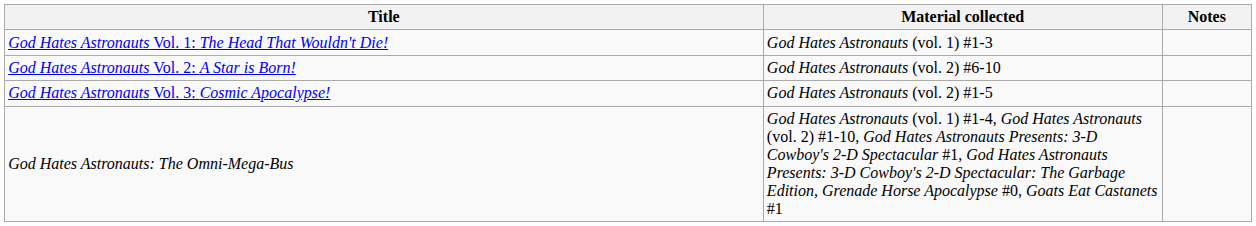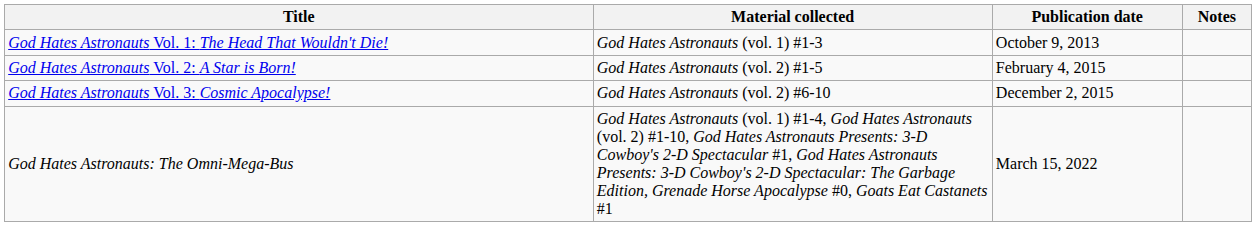+ column: (1087, 17)
(884, 67) God Hates Astronauts (vol. 2) #6-10 -> (710, 67) God Hates Astronauts (vol. 2) #1-5
(880, 93) God Hates Astronauts (vol. 2) #1-5 -> (714, 93) God Hates Astronauts (vol. 2) #6-10
